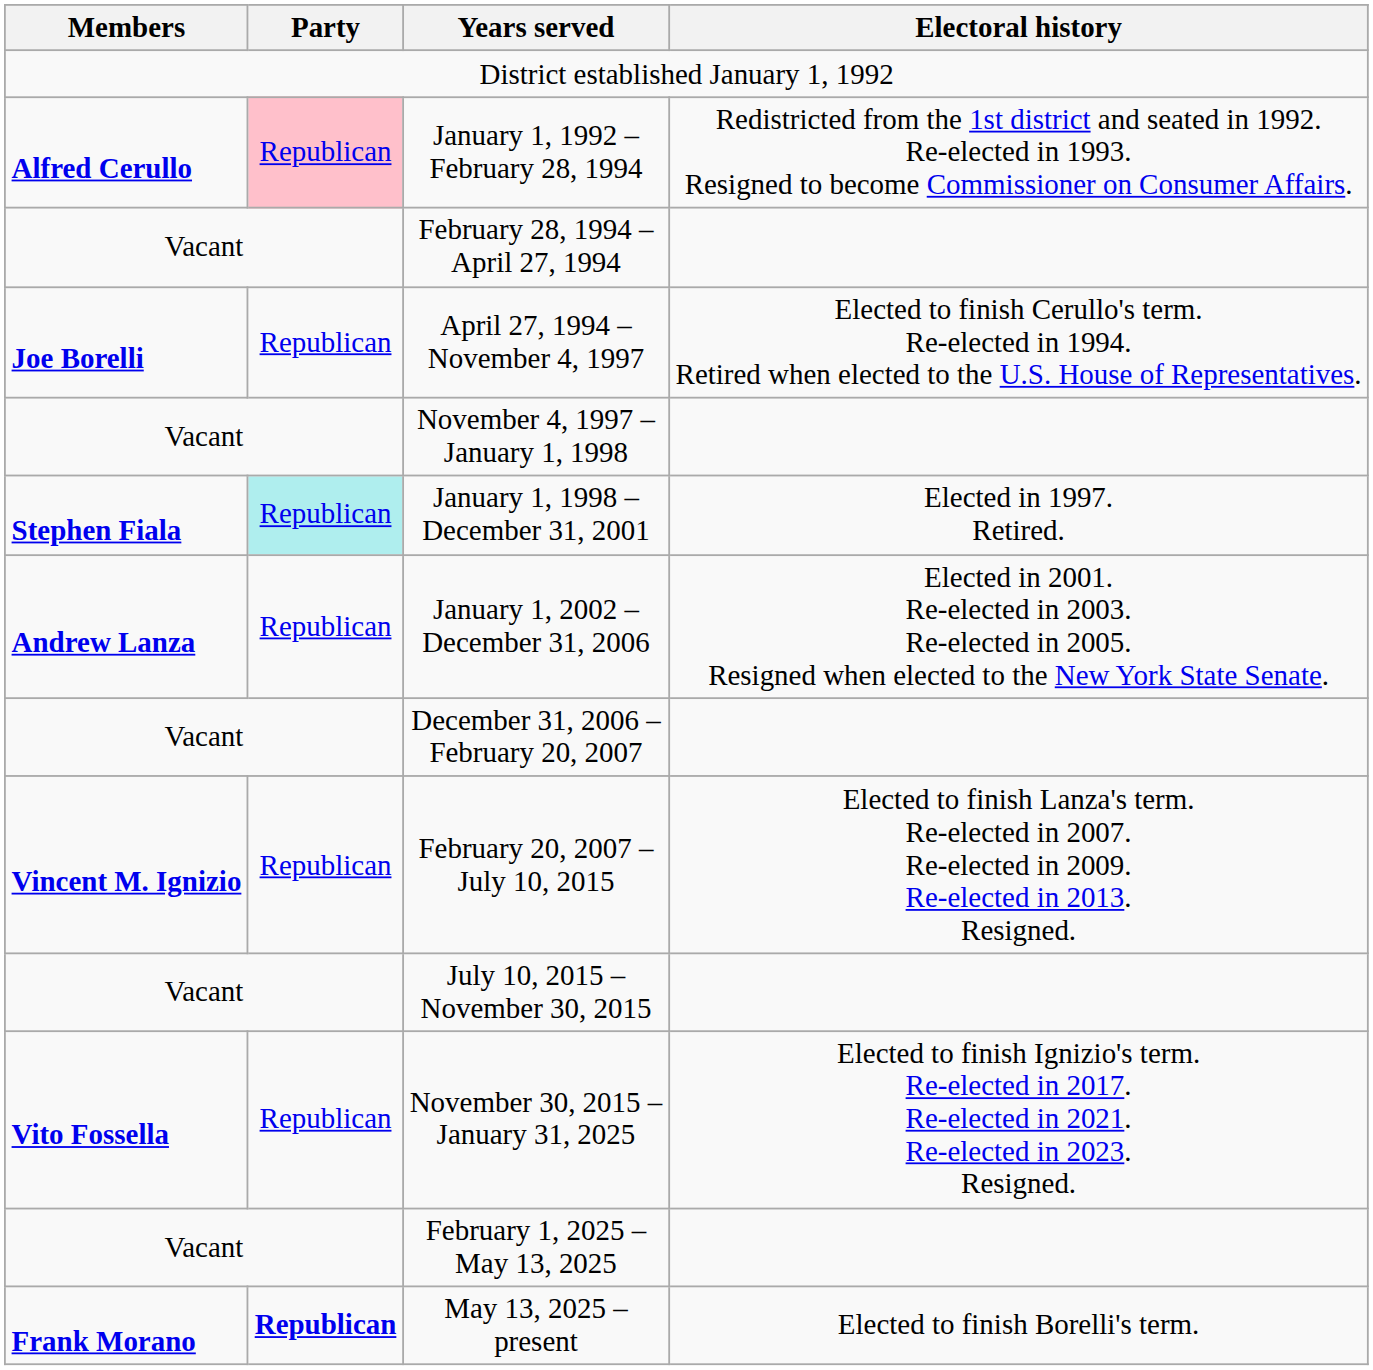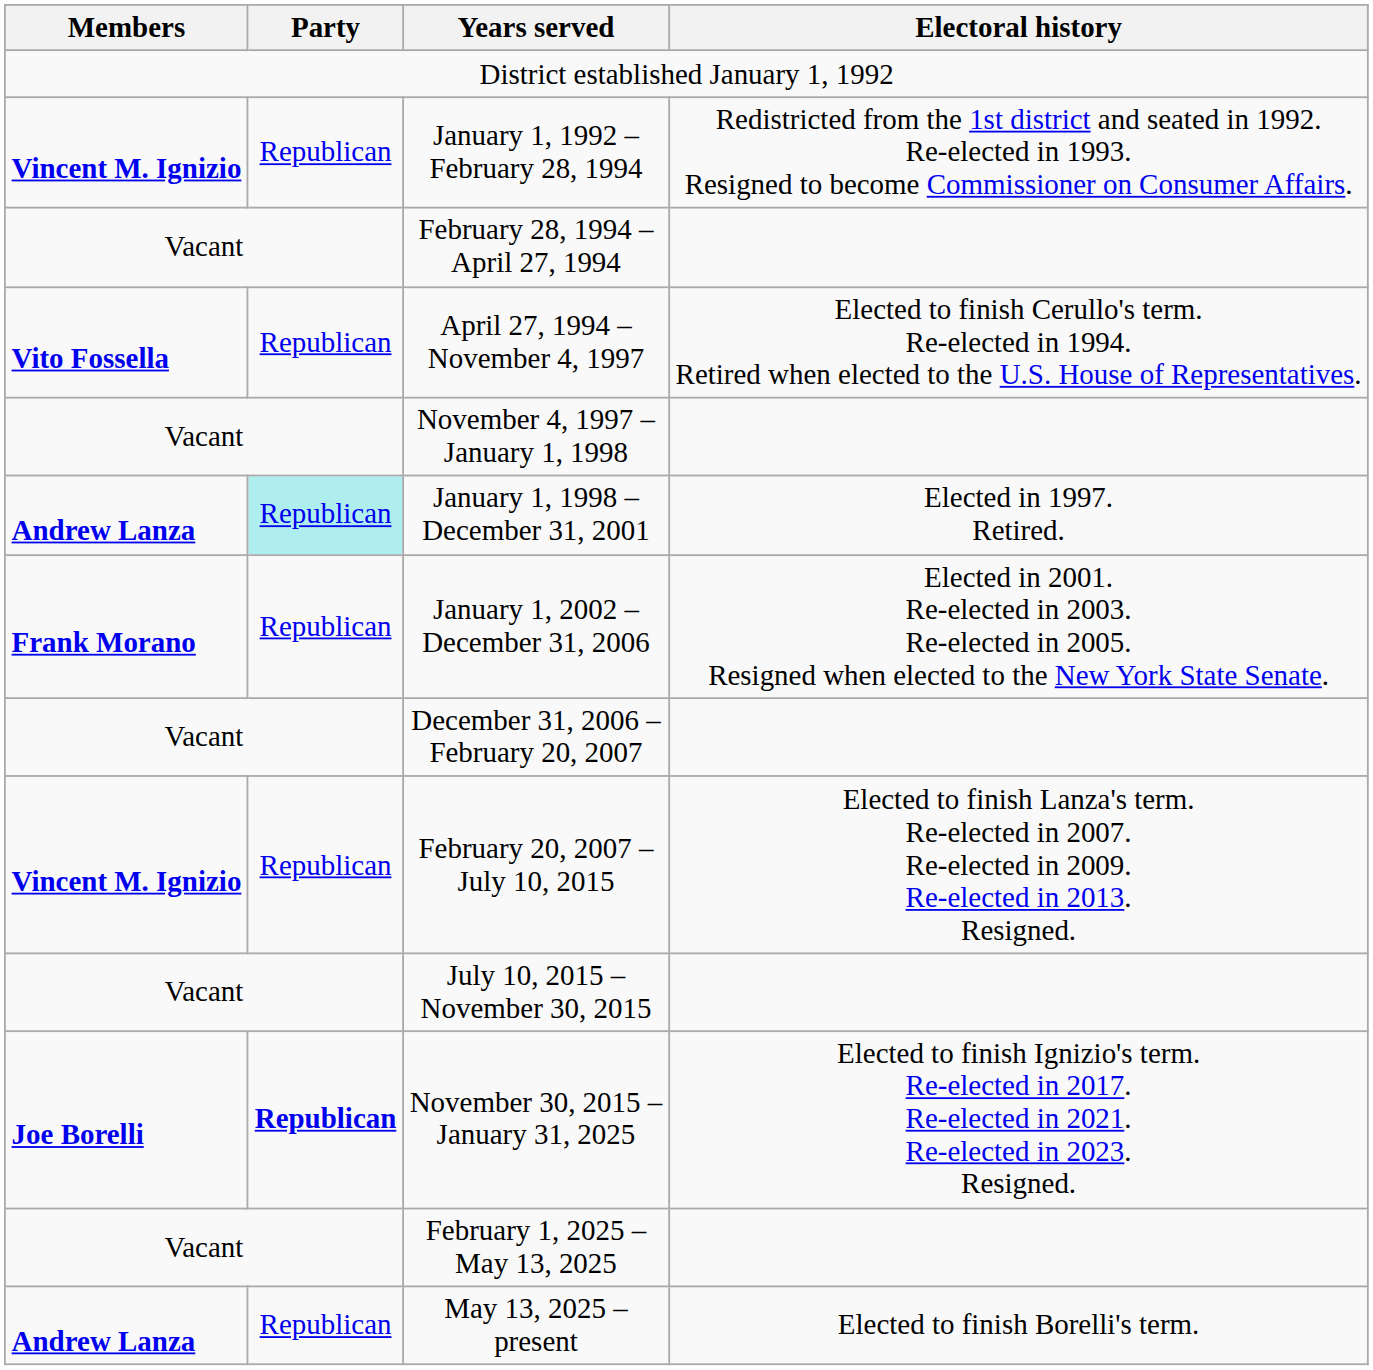(102, 168) Alfred Cerullo -> (126, 168) Vincent M. Ignizio
(326, 151) pink background -> (326, 151) no background
(78, 357) Joe Borelli -> (90, 357) Vito Fossella
(96, 531) Stephen Fiala -> (103, 531) Andrew Lanza
(103, 642) Andrew Lanza -> (104, 642) Frank Morano
(90, 1135) Vito Fossella -> (78, 1135) Joe Borelli
(326, 1119) normal -> (326, 1119) bold
(104, 1341) Frank Morano -> (103, 1341) Andrew Lanza
(326, 1325) bold -> (326, 1325) normal
